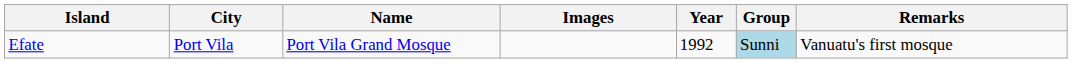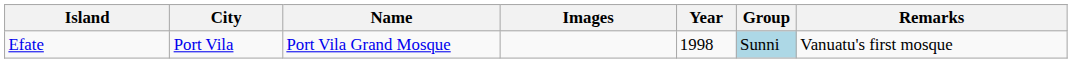(697, 44) 1992 -> (697, 44) 1998
